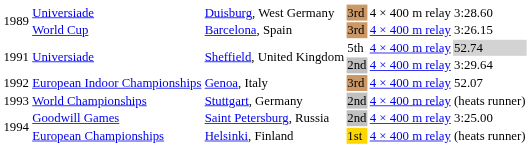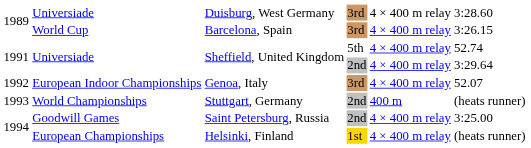(468, 47) lightgrey background -> (468, 47) no background
(410, 100) 4 × 400 m relay -> (386, 100) 400 m
